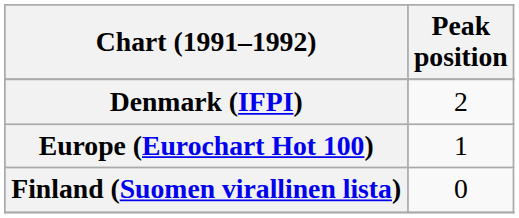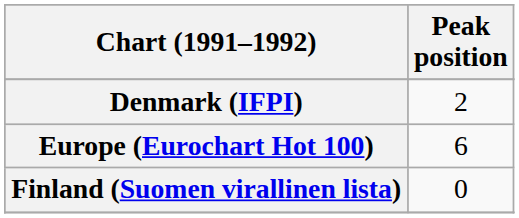(461, 145) 1 -> (461, 145) 6
